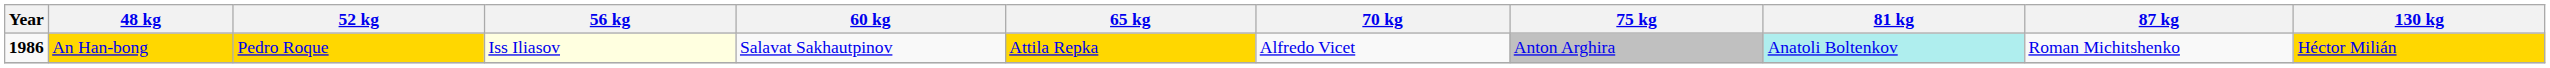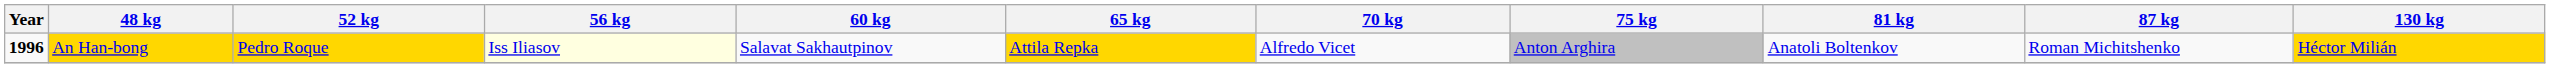(26, 47) 1986 -> (26, 47) 1996
(1833, 47) paleturquoise background -> (1833, 47) no background
